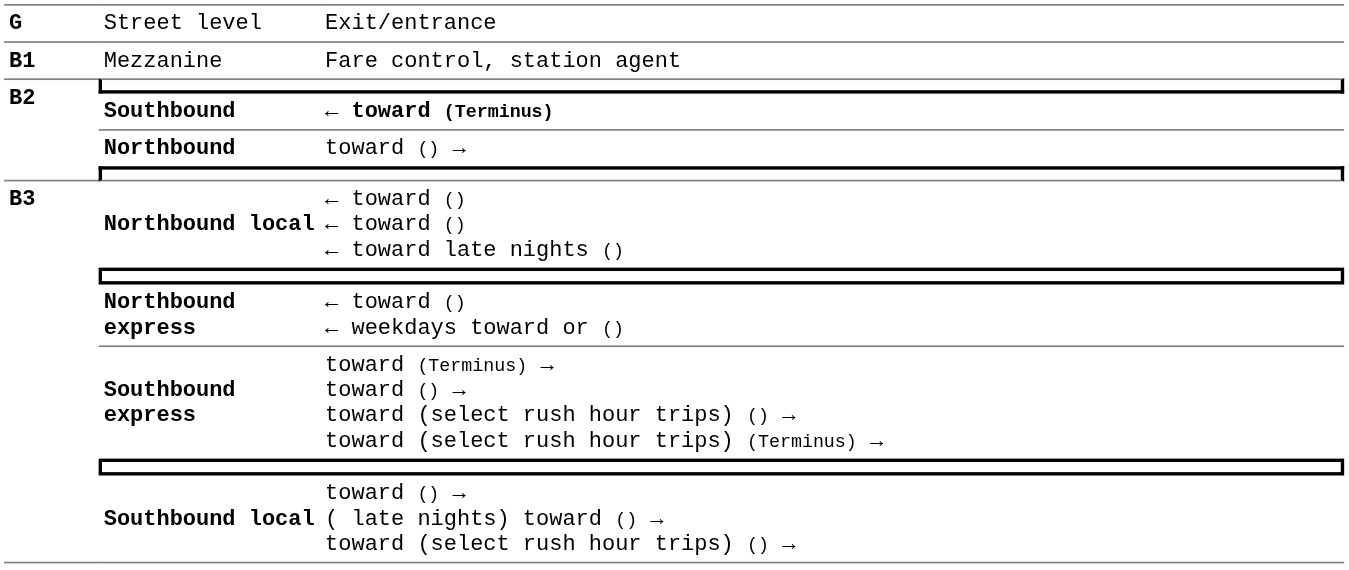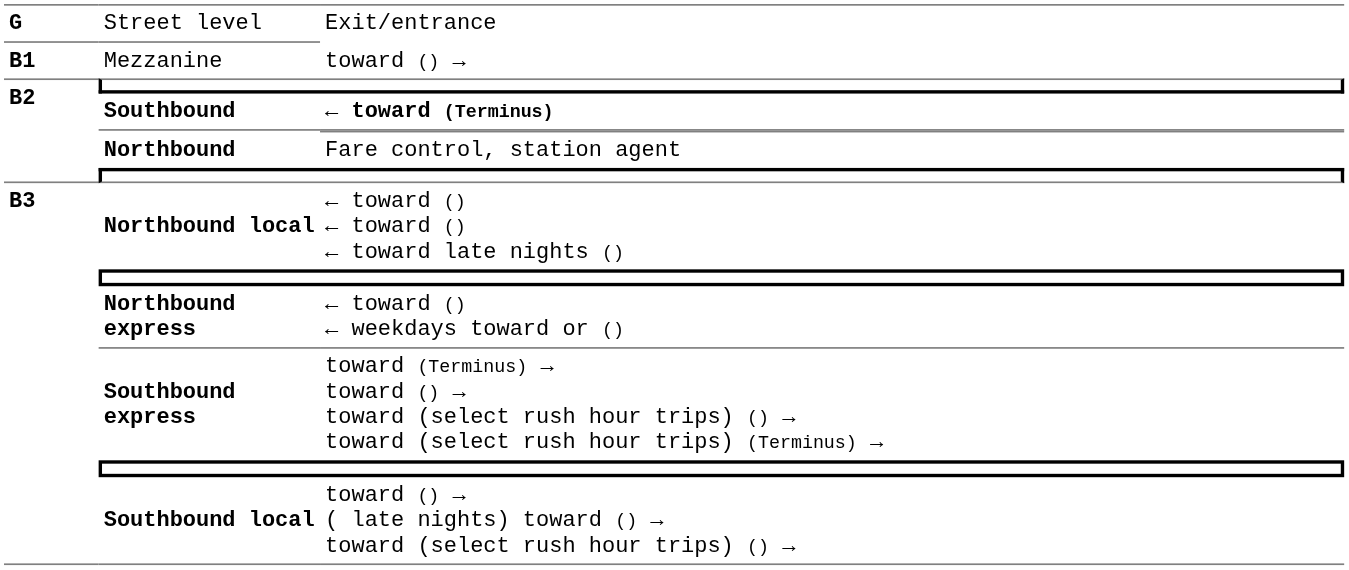(503, 61) Fare control, station agent -> (395, 60) toward () →
(395, 148) toward () → -> (503, 150) Fare control, station agent
